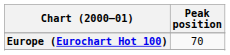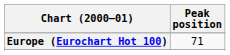(197, 41) 70 -> (197, 41) 71
